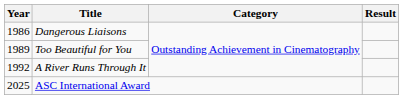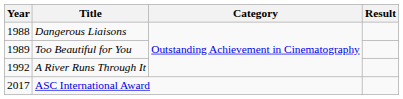(18, 31) 1986 -> (18, 31) 1988
(18, 85) 2025 -> (18, 85) 2017
